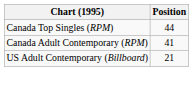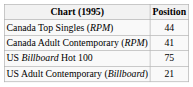+ row: (50, 58)
